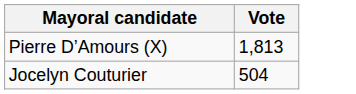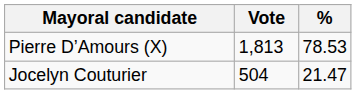+ column: (325, 18)
